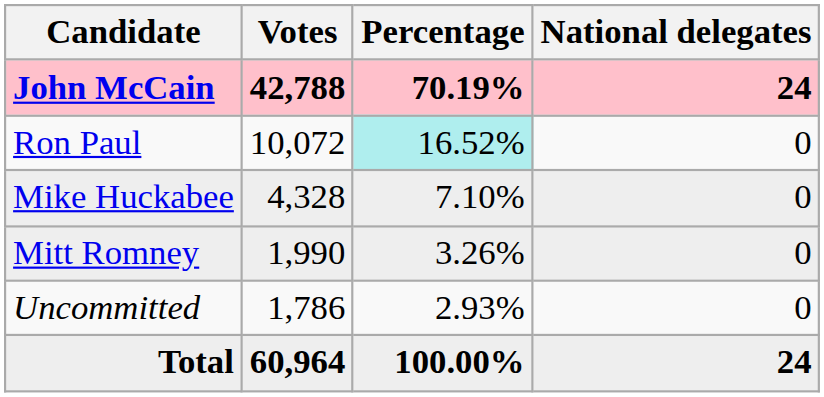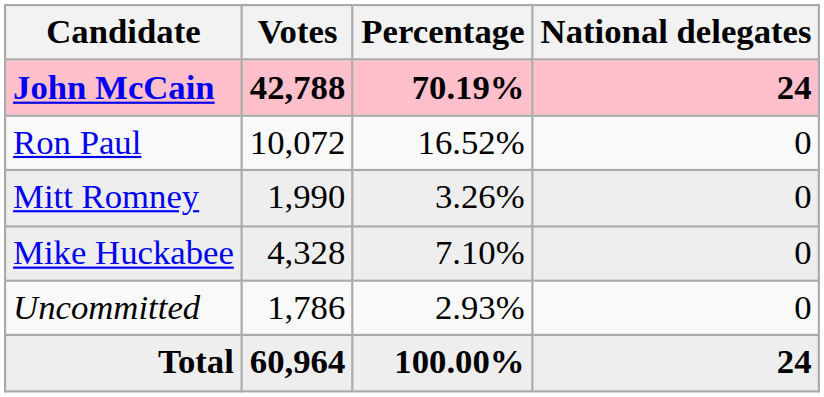(471, 142) paleturquoise background -> (471, 142) no background
rows swapped: (123, 197) <-> (106, 252)
